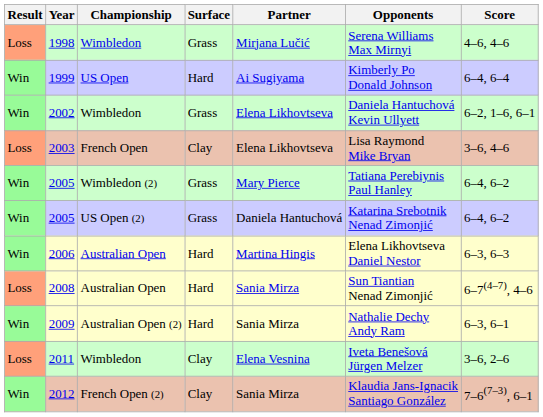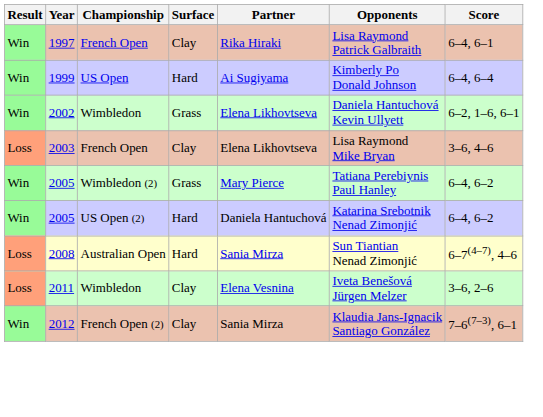+ row: (62, 42)
- row: (62, 42)
(202, 218) Grass -> (185, 218) Hard
- row: (62, 253)
- row: (62, 323)
